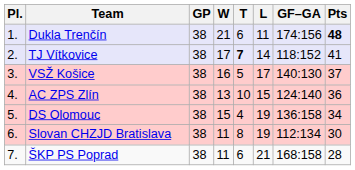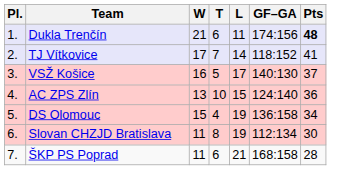- column: (202, 14)
(240, 54) bold -> (216, 54) normal
